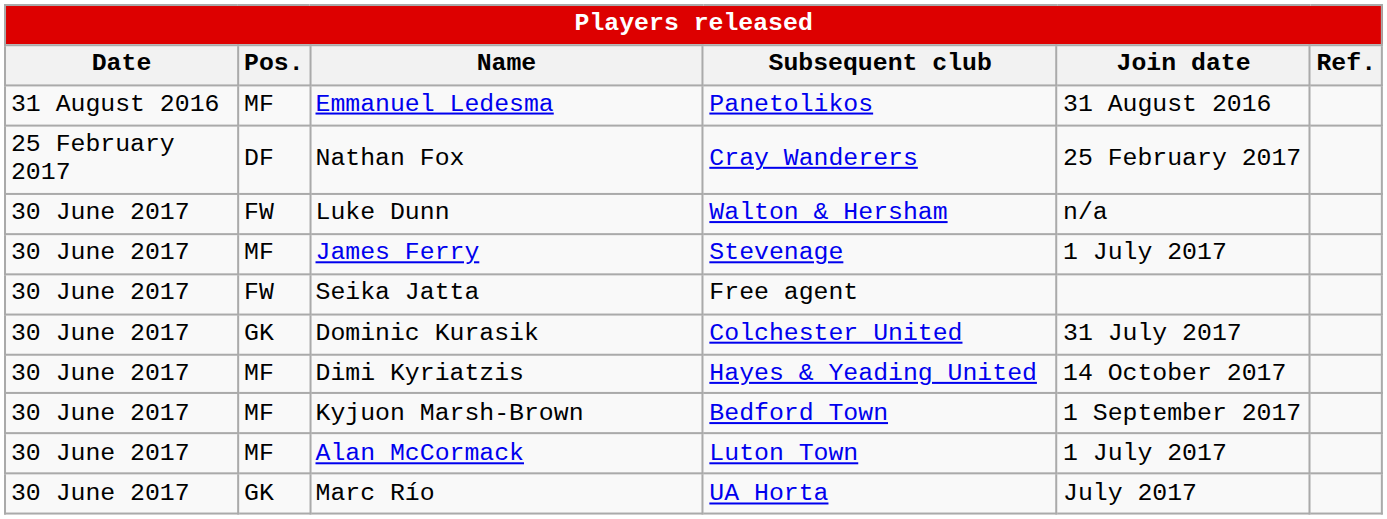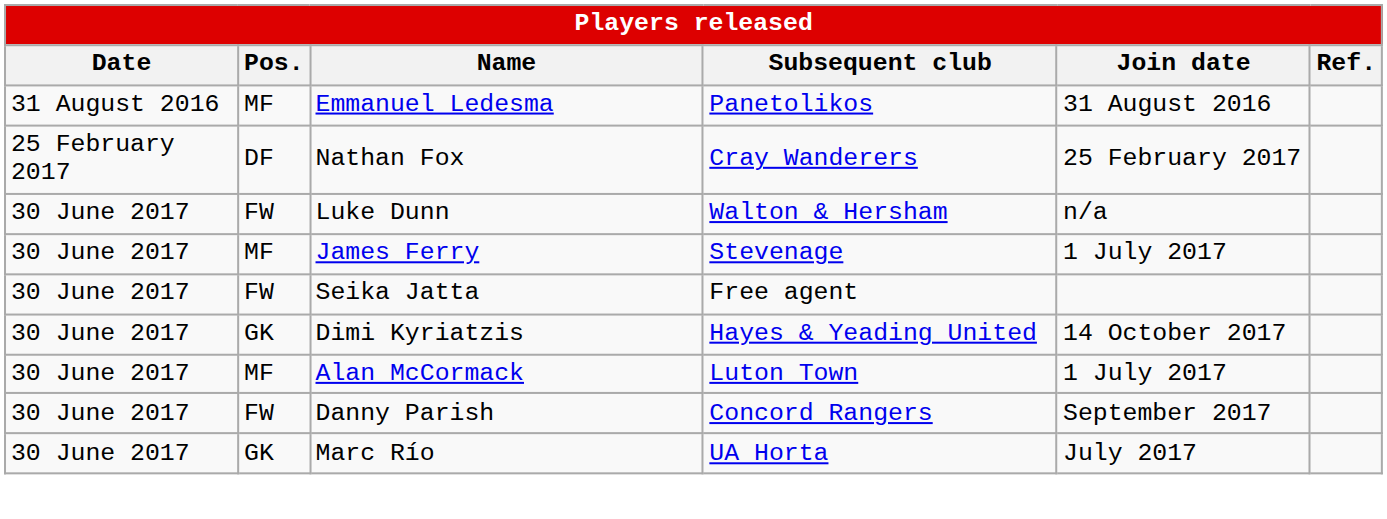- row: (427, 334)
(259, 374) MF -> (259, 334) GK
- row: (450, 414)
+ row: (405, 414)
